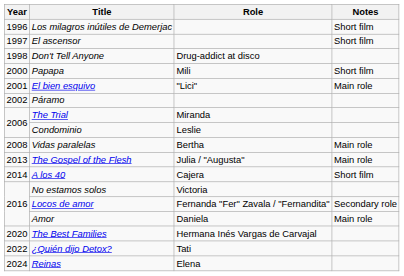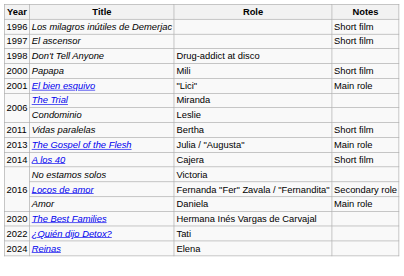- row: (48, 101)
(17, 145) 2008 -> (17, 130) 2011
(353, 145) Main role -> (354, 130) Short film
